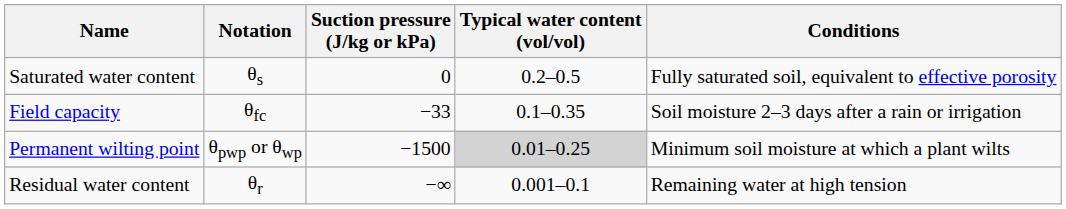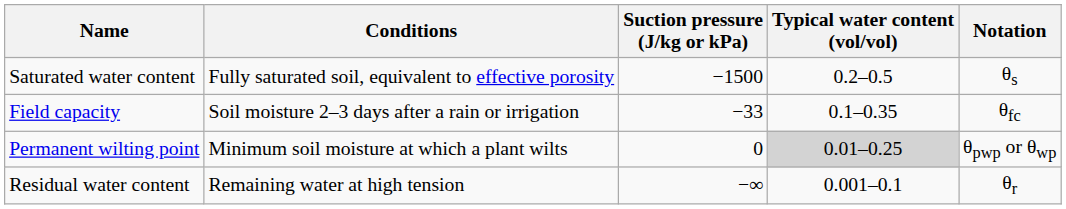columns swapped: (255, 31) <-> (854, 31)
(446, 76) 0 -> (738, 76) −1500
(425, 148) −1500 -> (758, 148) 0
